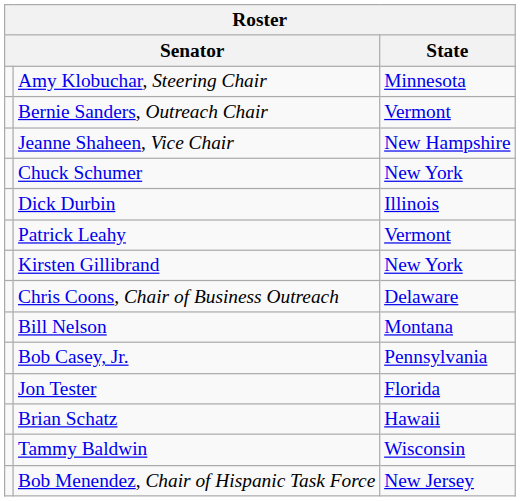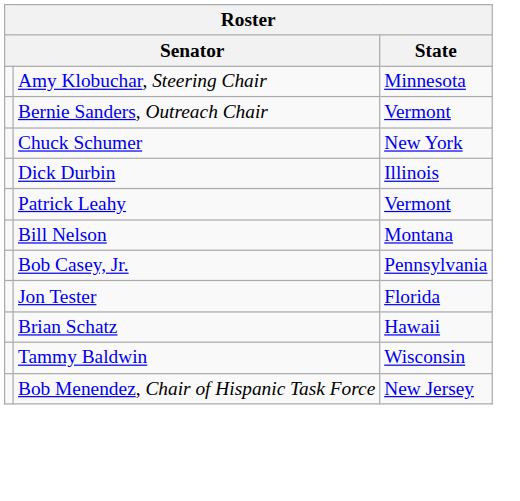- row: (126, 142)
- row: (89, 265)
- row: (178, 296)
